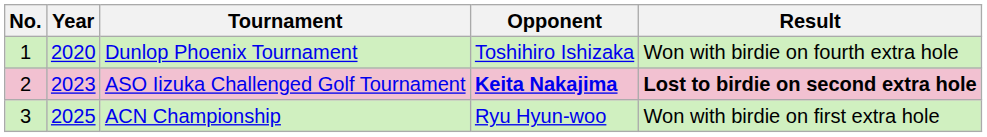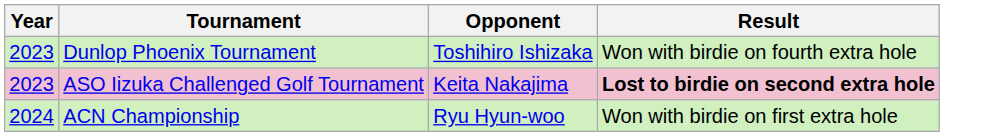- column: (25, 21)
(73, 52) 2020 -> (32, 52) 2023
(546, 84) bold -> (501, 84) normal
(73, 116) 2025 -> (32, 116) 2024
